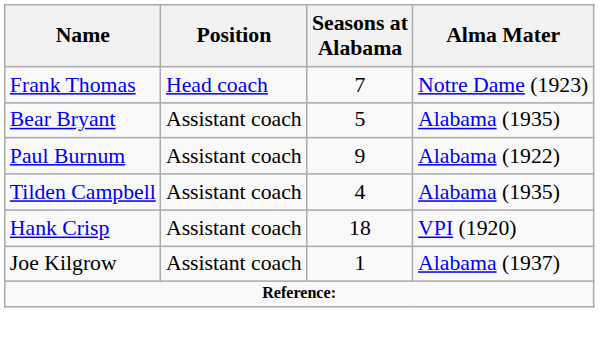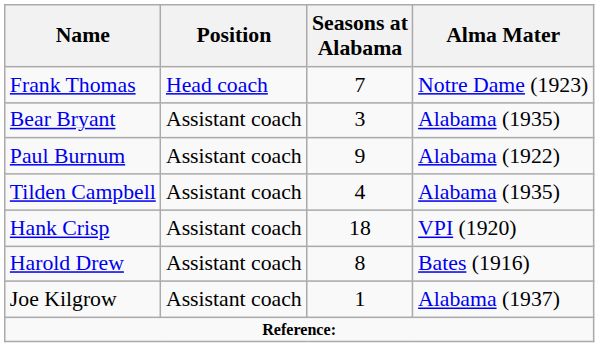(360, 120) 5 -> (360, 120) 3
+ row: (67, 263)
